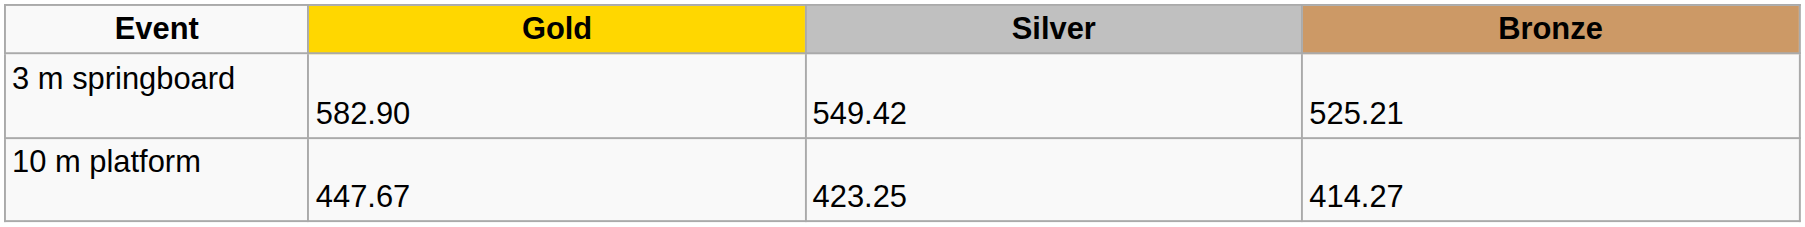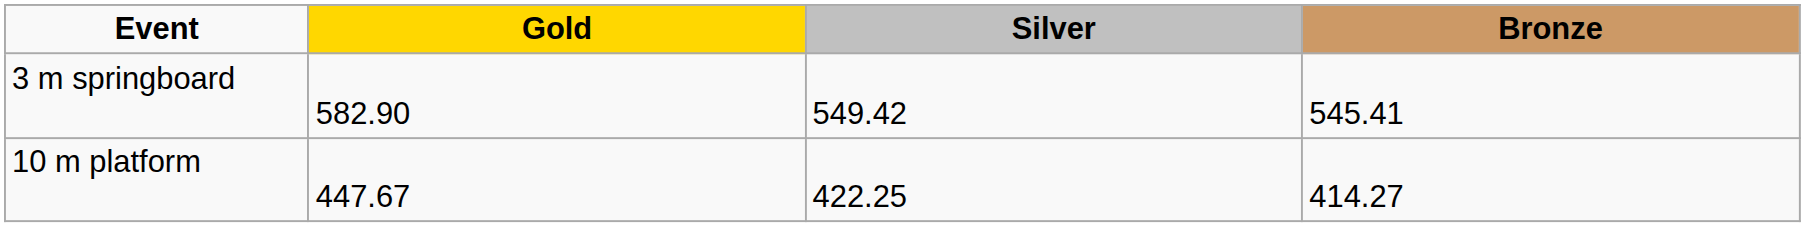(1357, 112) 525.21 -> (1357, 112) 545.41
(860, 196) 423.25 -> (860, 196) 422.25
